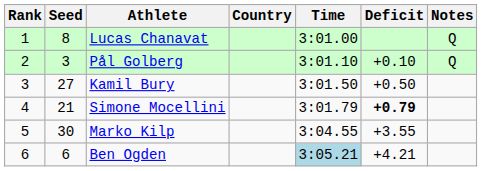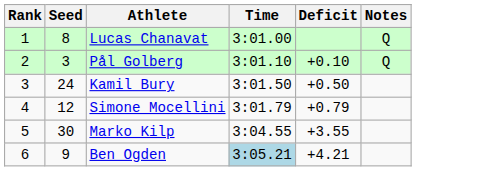- column: (262, 16)
(66, 85) 27 -> (66, 85) 24
(66, 108) 21 -> (66, 108) 12
(395, 108) bold -> (328, 108) normal
(66, 155) 6 -> (66, 155) 9
